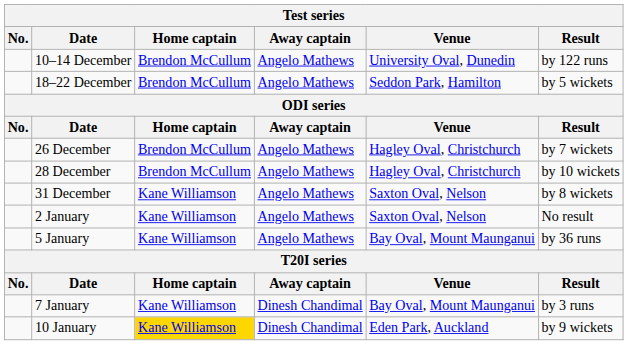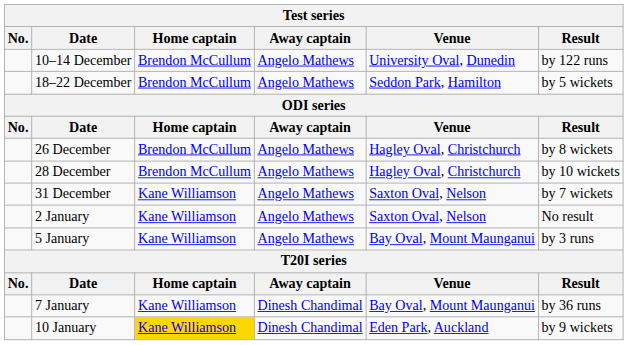(577, 149) by 7 wickets -> (577, 149) by 8 wickets
(577, 194) by 8 wickets -> (577, 194) by 7 wickets
(571, 238) by 36 runs -> (568, 238) by 3 runs
(568, 305) by 3 runs -> (571, 305) by 36 runs
